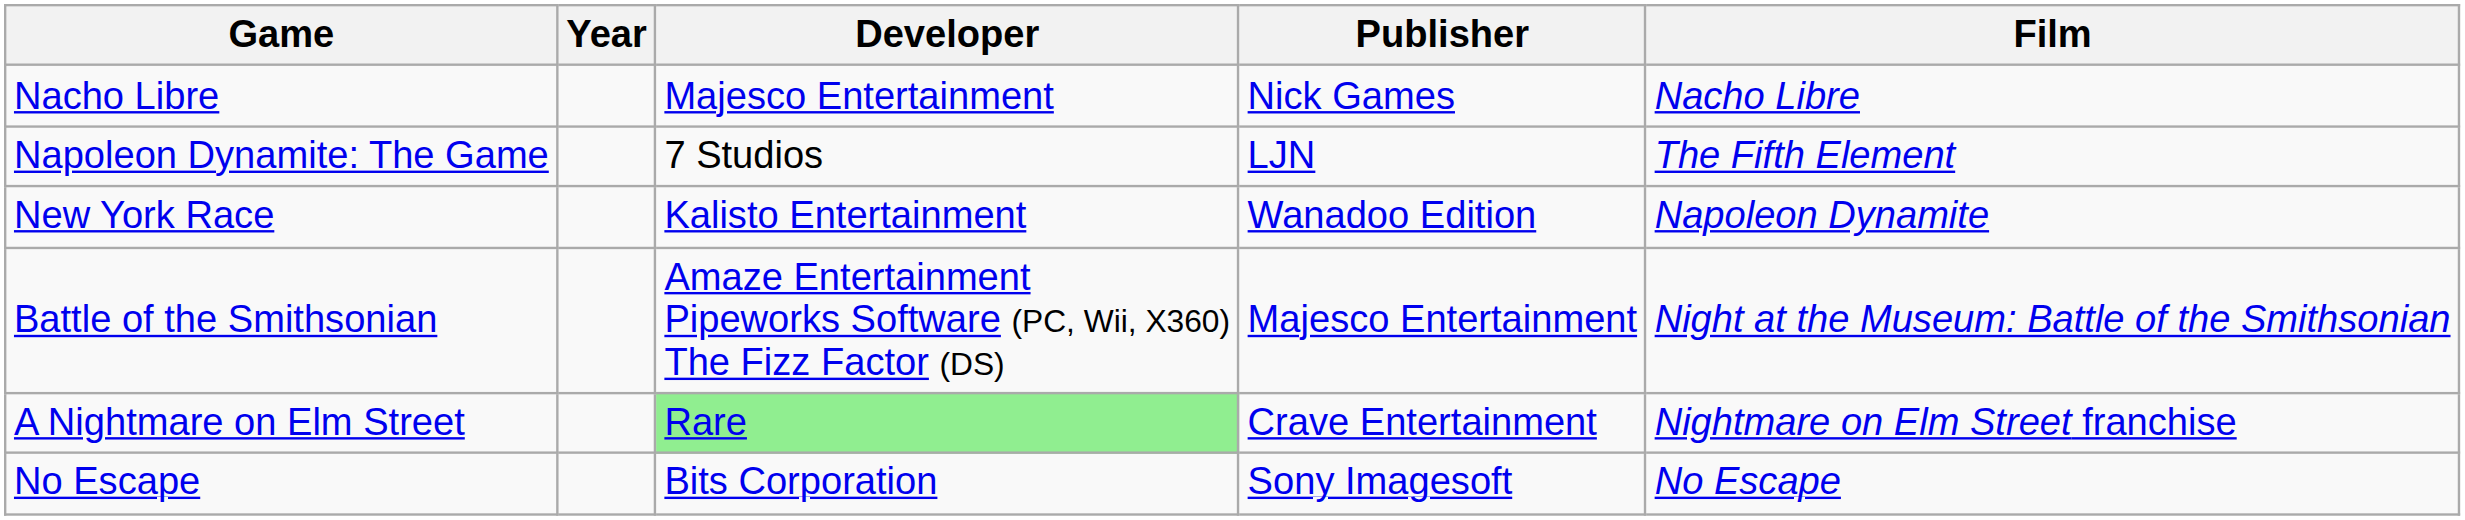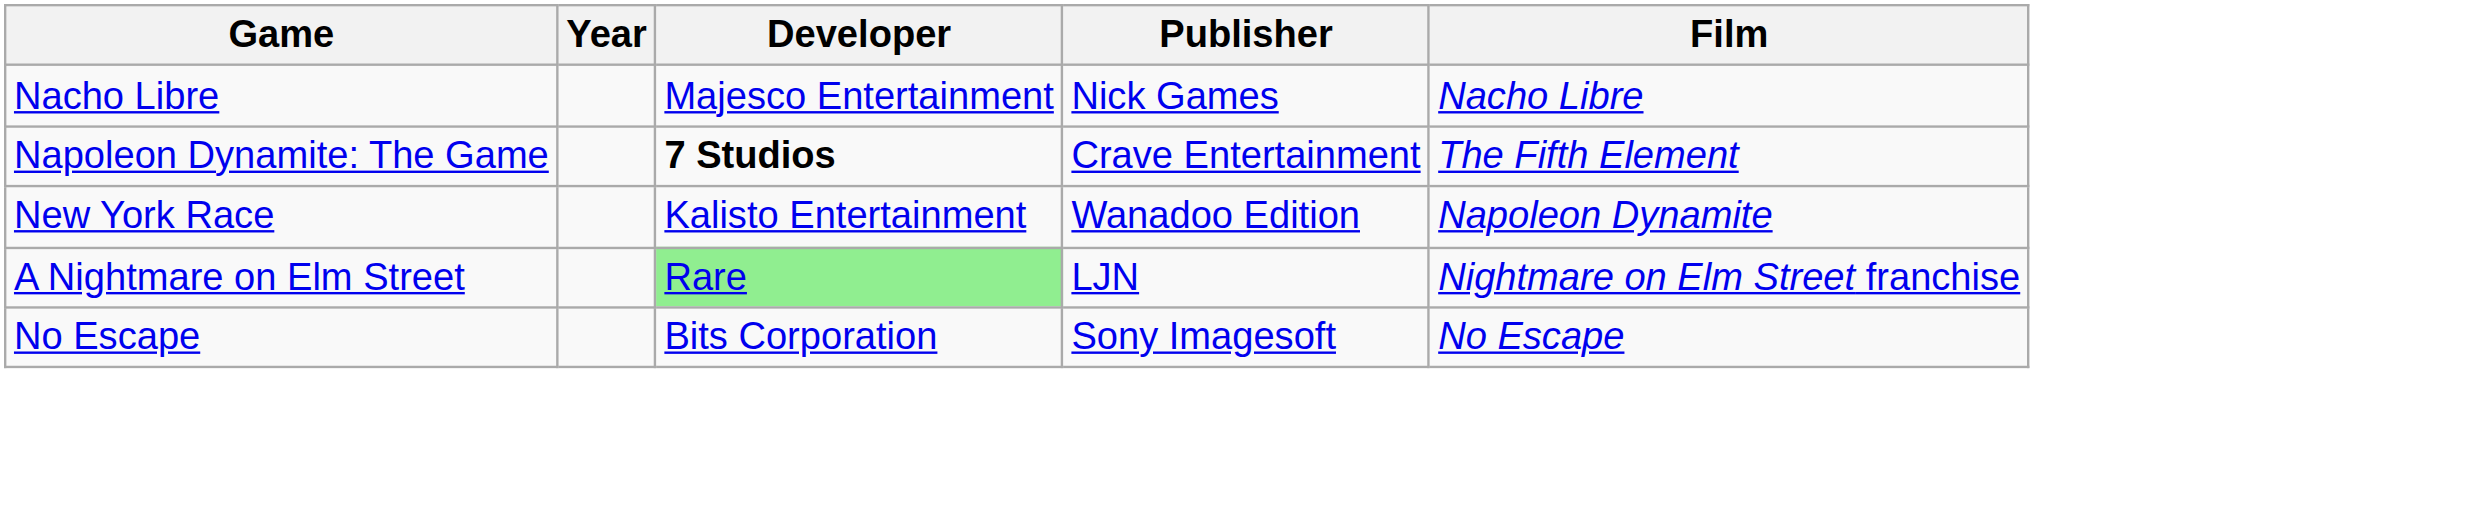(744, 155) normal -> (750, 155) bold
(1281, 155) LJN -> (1246, 155) Crave Entertainment
- row: (226, 319)
(1422, 422) Crave Entertainment -> (1105, 276) LJN
